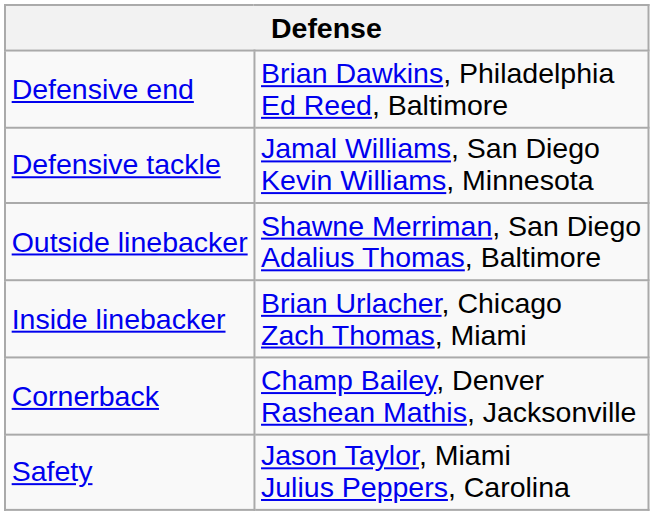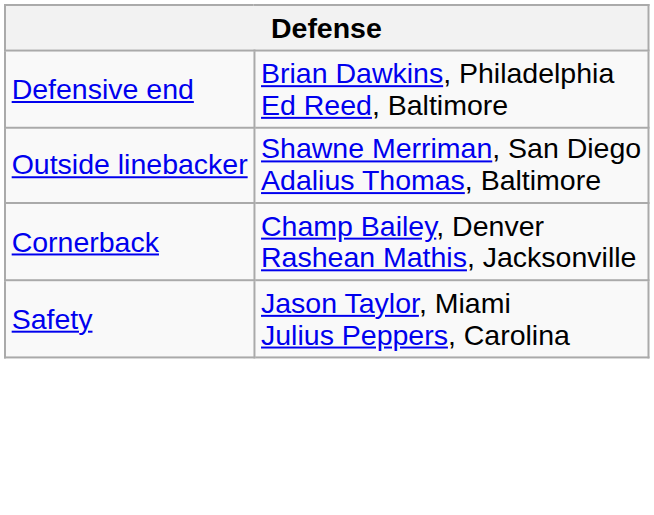- row: (116, 166)
- row: (119, 319)
